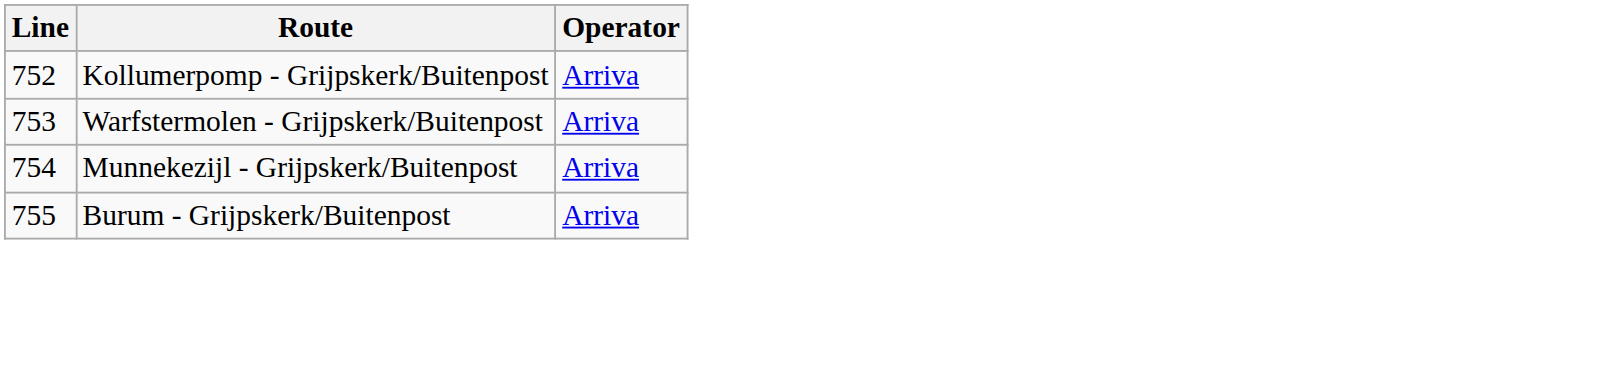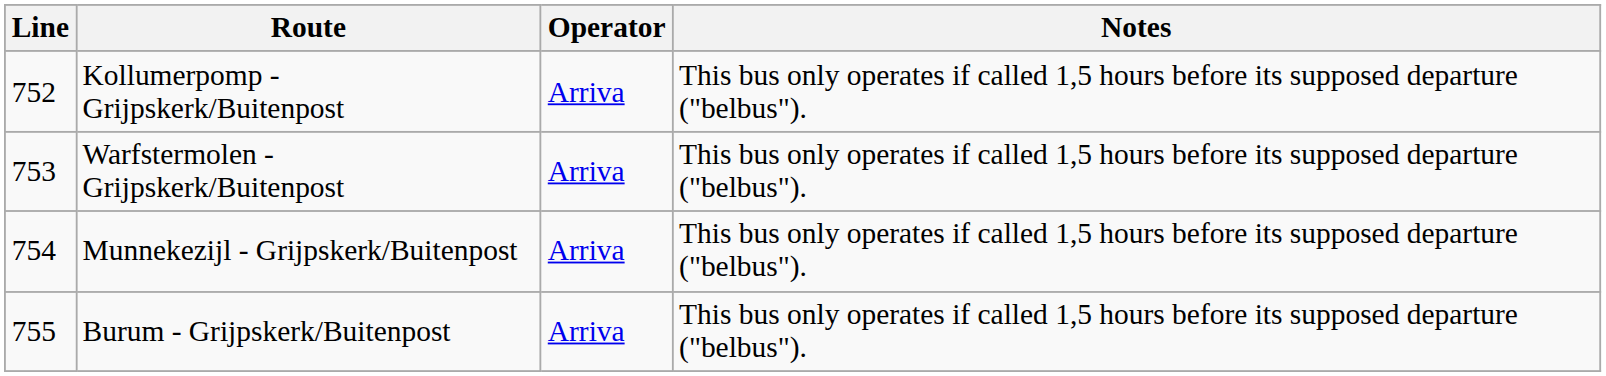+ column: (1136, 27)
